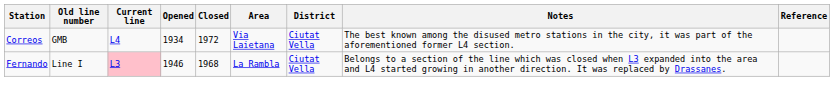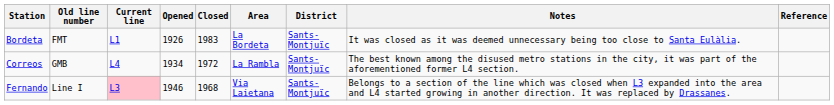+ row: (24, 40)
(254, 40) Via Laietana -> (256, 64) La Rambla
(304, 40) Ciutat Vella -> (309, 64) Sants-Montjuïc
(256, 64) La Rambla -> (253, 88) Via Laietana
(304, 64) Ciutat Vella -> (309, 88) Sants-Montjuïc
